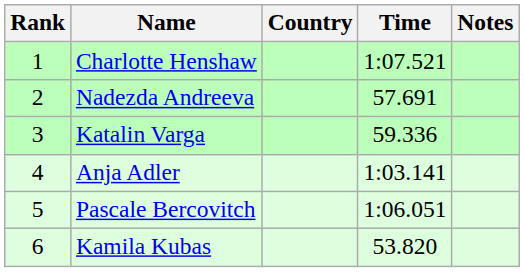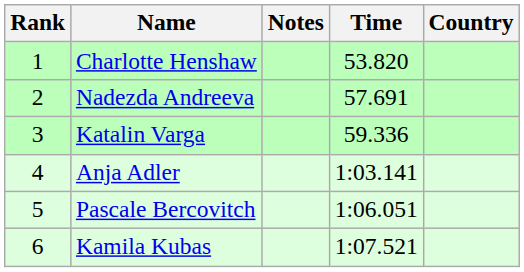columns swapped: (310, 23) <-> (485, 23)
(405, 60) 1:07.521 -> (376, 60) 53.820
(405, 246) 53.820 -> (376, 246) 1:07.521
